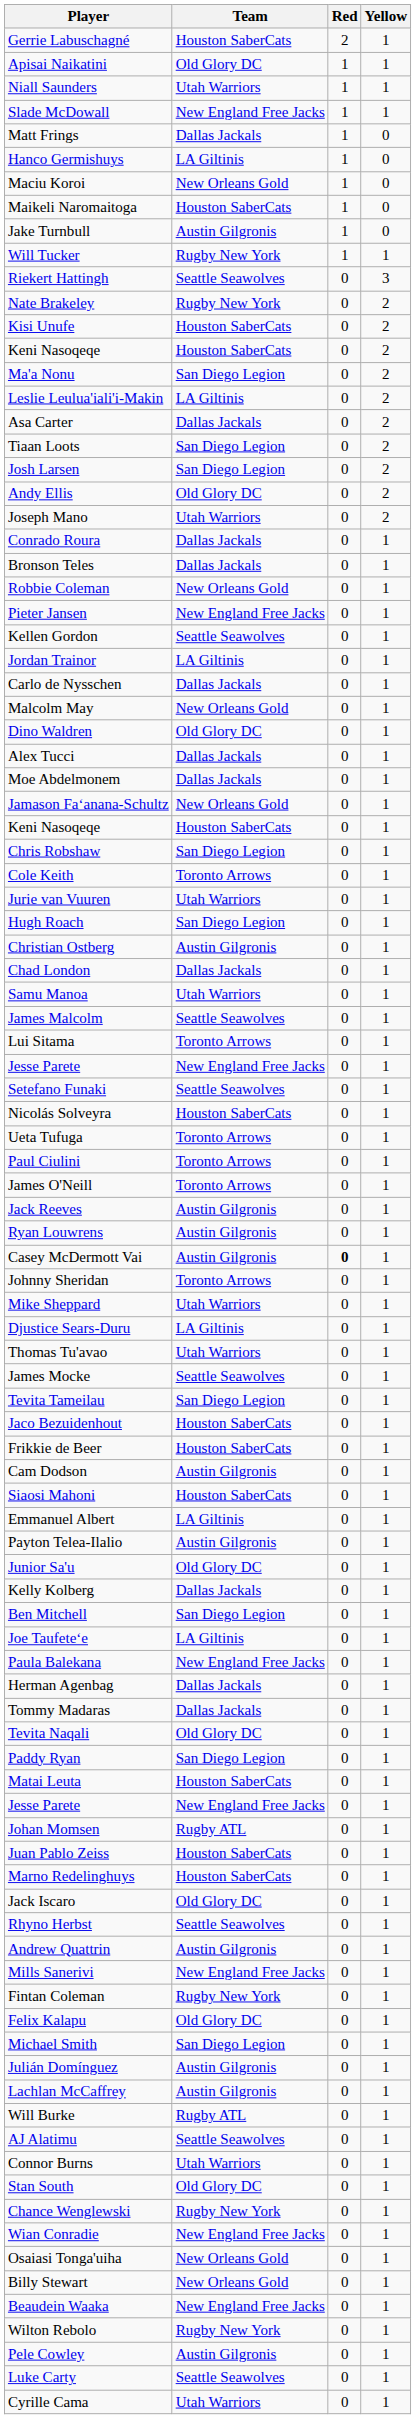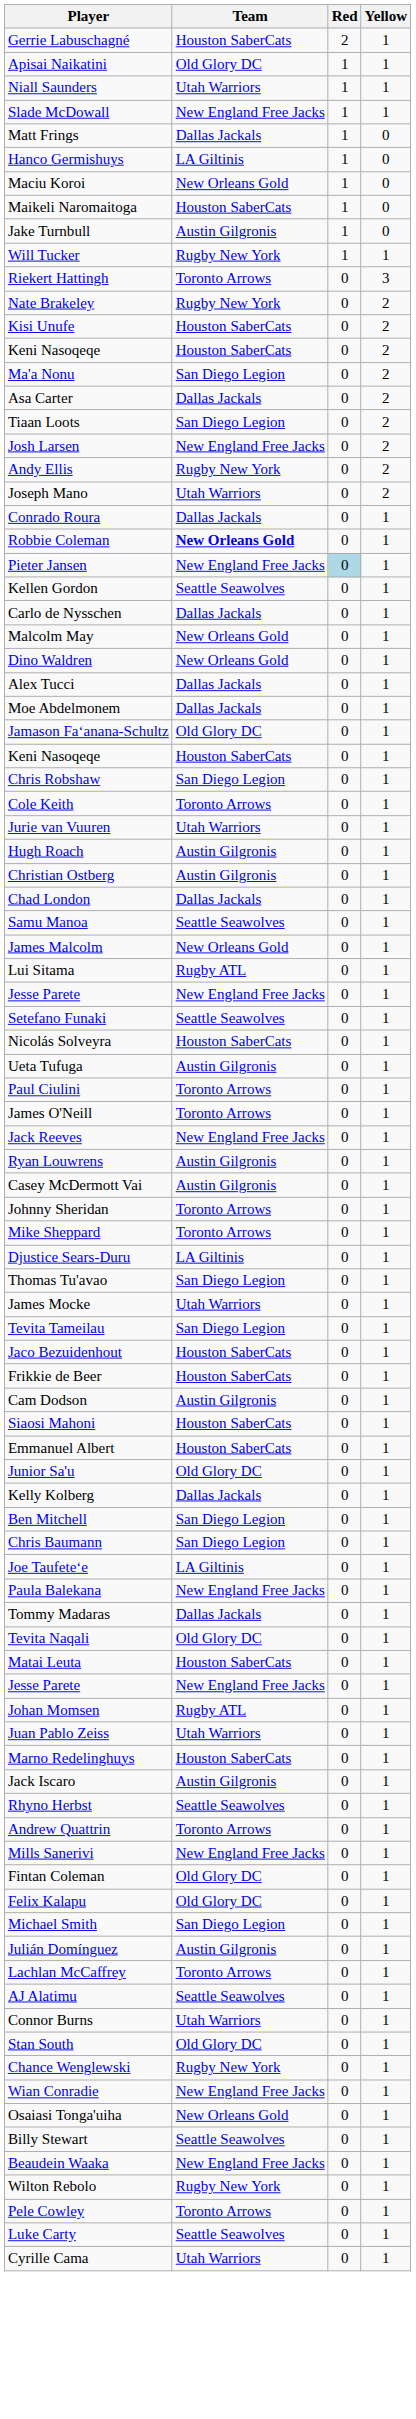(230, 278) Seattle Seawolves -> (223, 278) Toronto Arrows
- row: (86, 398)
(230, 469) San Diego Legion -> (250, 445) New England Free Jacks
(219, 493) Old Glory DC -> (228, 469) Rugby New York
- row: (51, 565)
(232, 588) normal -> (235, 541) bold
(345, 612) no background -> (345, 565) lightblue background
- row: (52, 660)
(219, 732) Old Glory DC -> (232, 660) New Orleans Gold
(232, 803) New Orleans Gold -> (219, 732) Old Glory DC
(230, 922) San Diego Legion -> (226, 851) Austin Gilgronis
(218, 994) Utah Warriors -> (230, 922) Seattle Seawolves
(230, 1018) Seattle Seawolves -> (232, 946) New Orleans Gold
(223, 1042) Toronto Arrows -> (211, 970) Rugby ATL
(223, 1137) Toronto Arrows -> (226, 1065) Austin Gilgronis
(226, 1209) Austin Gilgronis -> (250, 1137) New England Free Jacks
(345, 1256) bold -> (345, 1185) normal
(218, 1304) Utah Warriors -> (223, 1232) Toronto Arrows
(218, 1352) Utah Warriors -> (230, 1280) San Diego Legion
(230, 1376) Seattle Seawolves -> (218, 1304) Utah Warriors
(210, 1519) LA Giltinis -> (234, 1447) Houston SaberCats
- row: (65, 1542)
+ row: (55, 1542)
- row: (61, 1686)
- row: (44, 1757)
(234, 1853) Houston SaberCats -> (218, 1733) Utah Warriors
(219, 1900) Old Glory DC -> (226, 1781) Austin Gilgronis
(226, 1948) Austin Gilgronis -> (223, 1829) Toronto Arrows
(228, 1996) Rugby New York -> (219, 1876) Old Glory DC
(226, 2091) Austin Gilgronis -> (223, 1972) Toronto Arrows
- row: (41, 2115)
(232, 2282) New Orleans Gold -> (230, 2139) Seattle Seawolves
(226, 2353) Austin Gilgronis -> (223, 2210) Toronto Arrows
